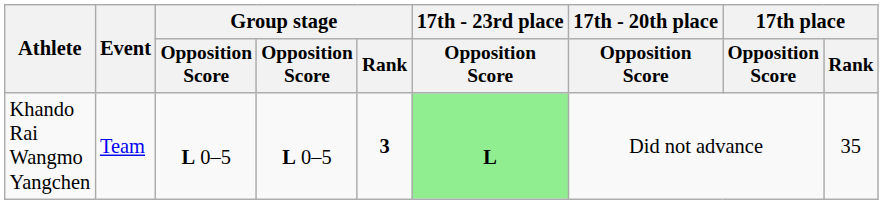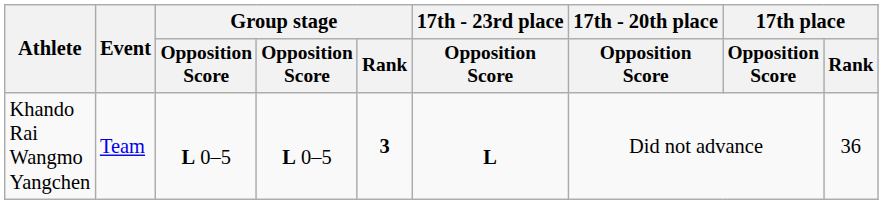(490, 158) lightgreen background -> (490, 158) no background
(851, 146) 35 -> (851, 146) 36
